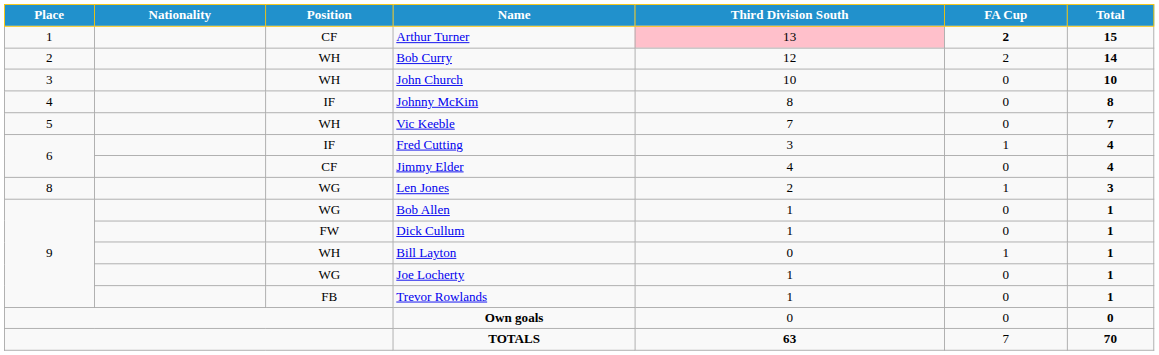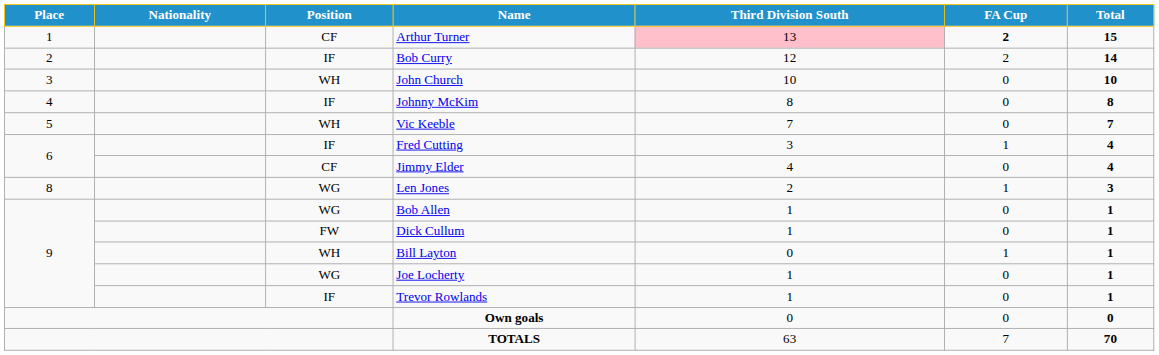(329, 58) WH -> (329, 58) IF
(329, 296) FB -> (329, 296) IF
(790, 339) bold -> (790, 339) normal
